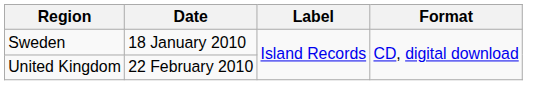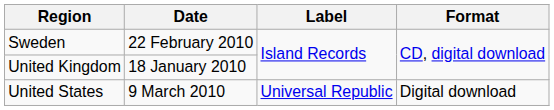(187, 42) 18 January 2010 -> (191, 42) 22 February 2010
(191, 67) 22 February 2010 -> (187, 67) 18 January 2010
+ row: (56, 92)
